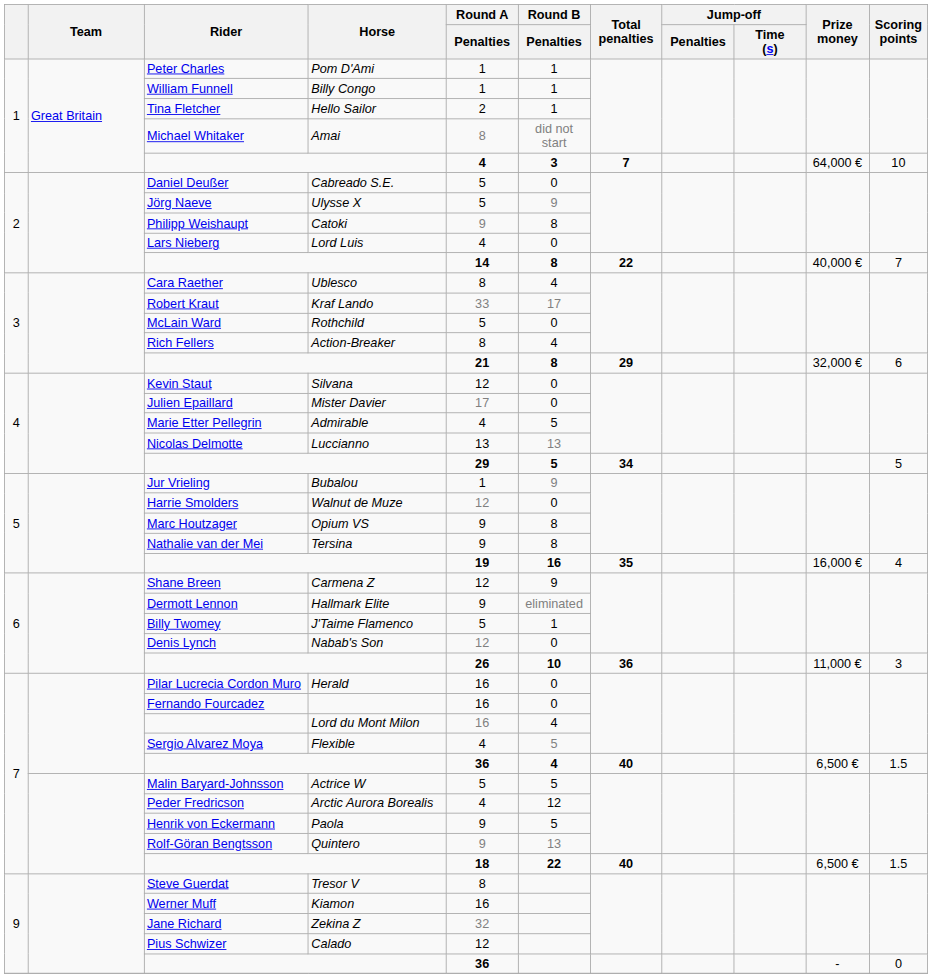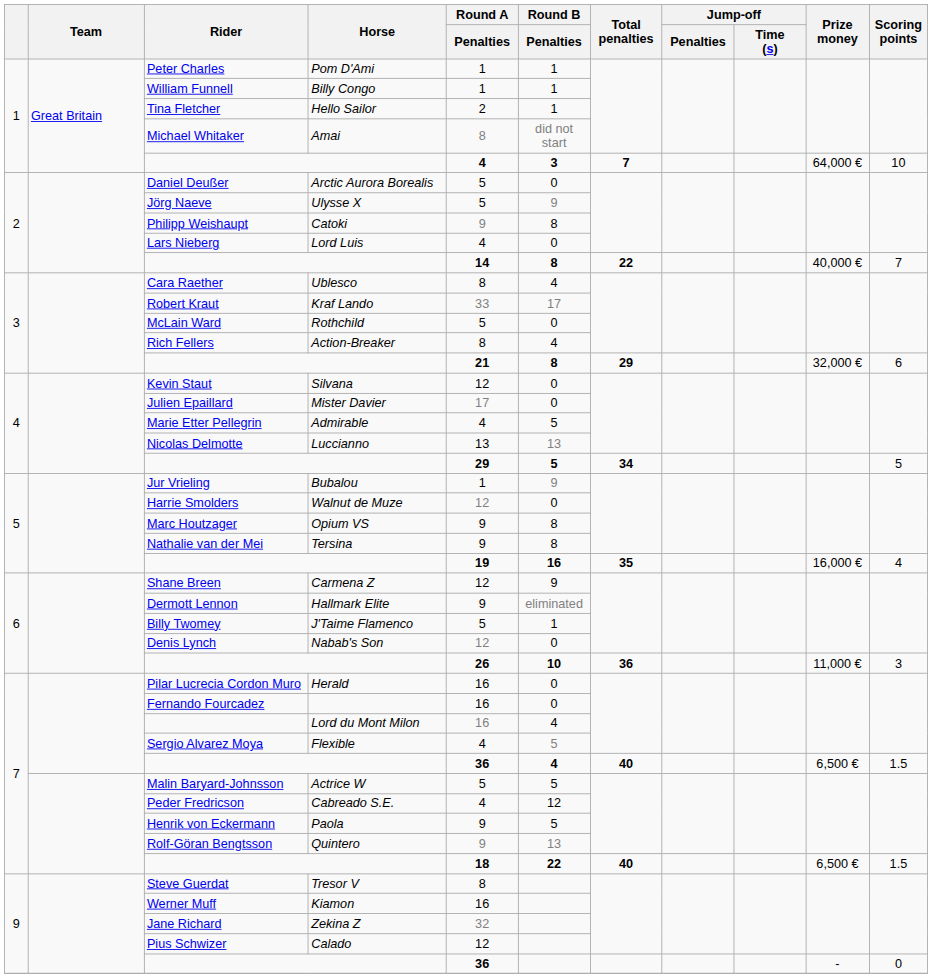(353, 183) Cabreado S.E. -> (372, 183) Arctic Aurora Borealis
(372, 804) Arctic Aurora Borealis -> (353, 804) Cabreado S.E.
